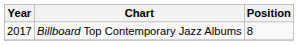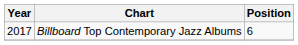(250, 31) 8 -> (250, 31) 6
